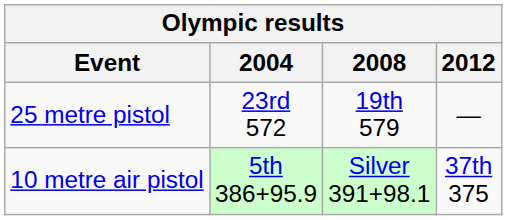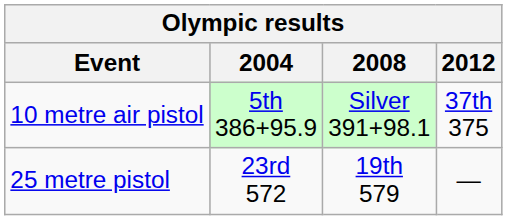rows swapped: (90, 114) <-> (107, 180)
